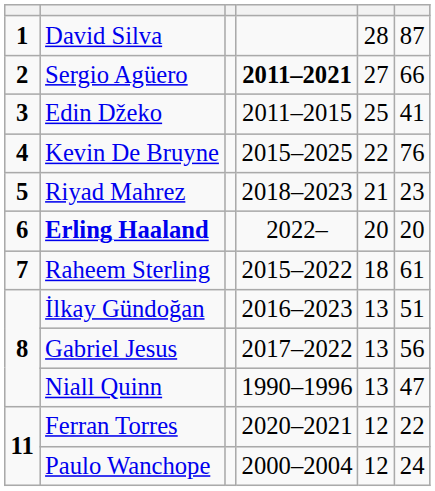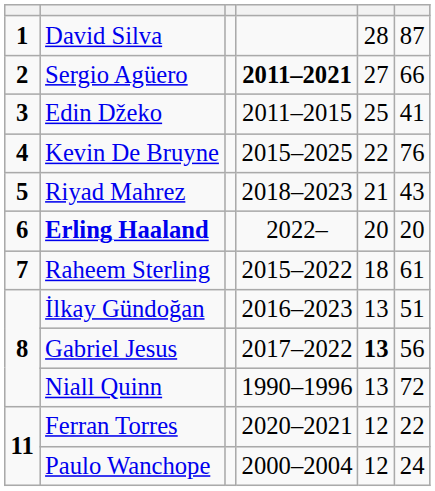(412, 191) 23 -> (412, 191) 43
(376, 348) normal -> (376, 348) bold
(412, 387) 47 -> (412, 387) 72
